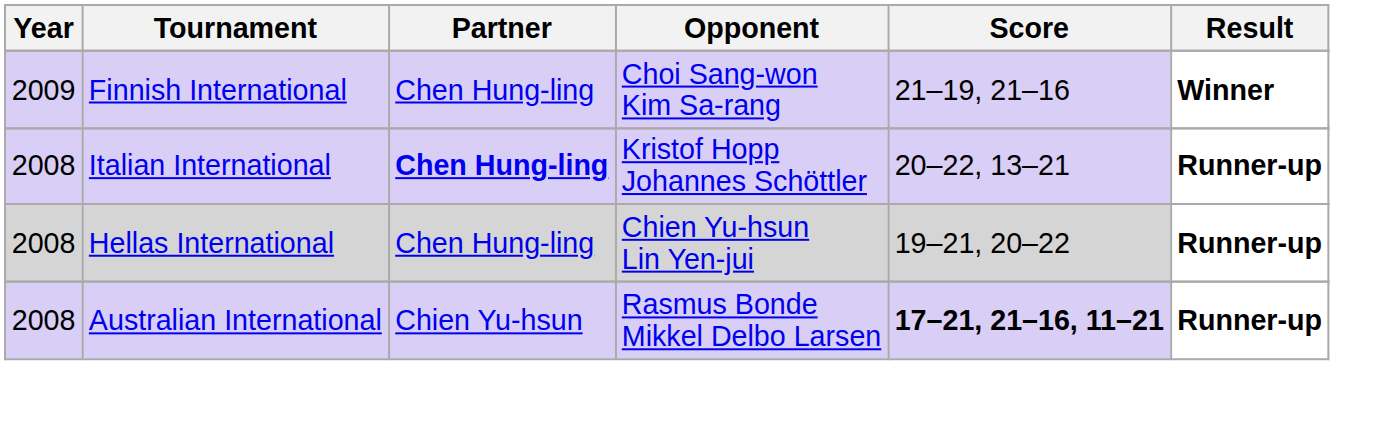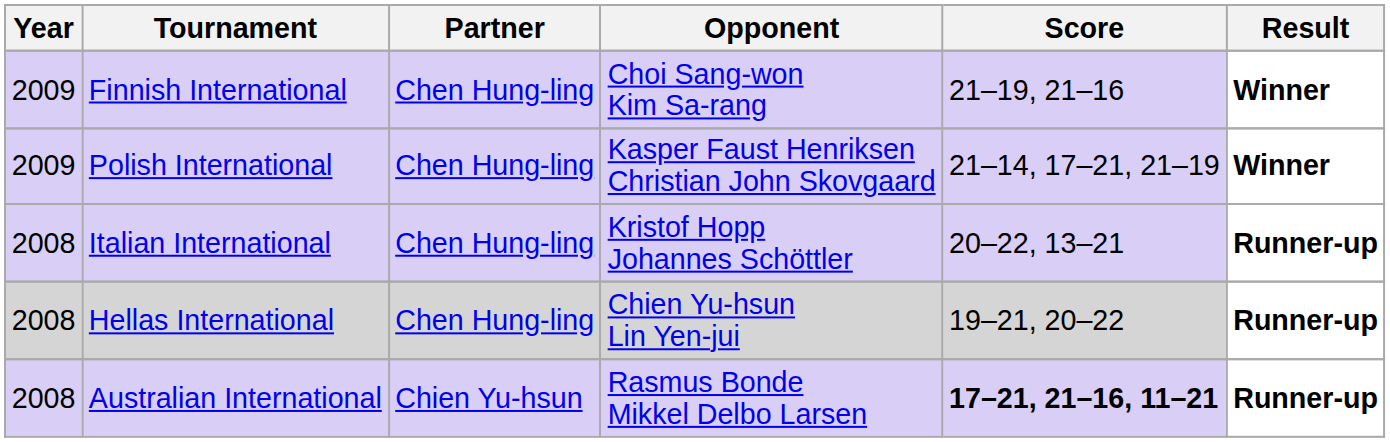+ row: (211, 166)
(502, 166) bold -> (495, 243) normal
